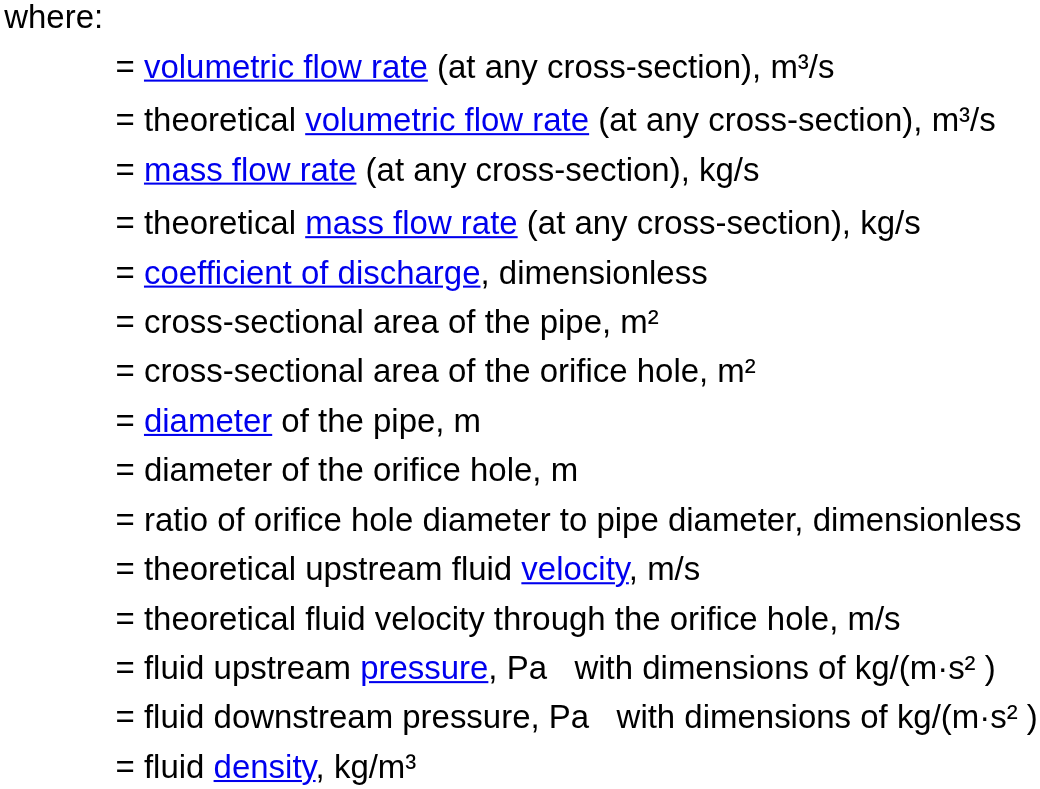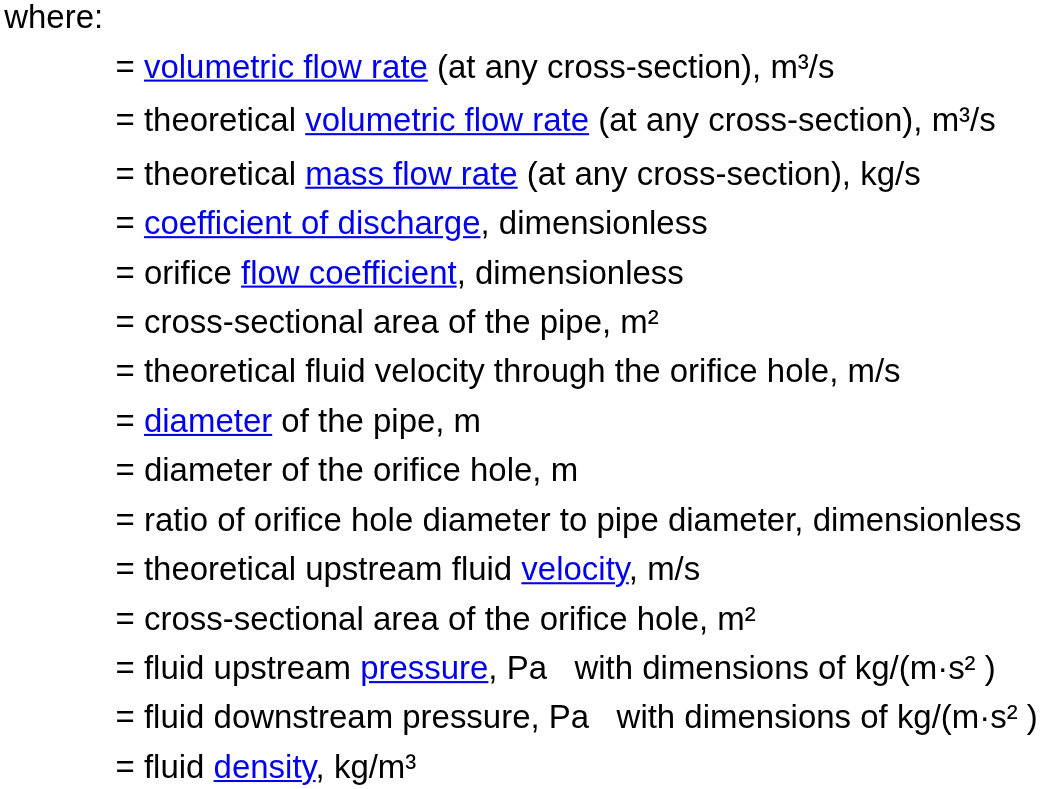- row: (437, 169)
+ row: (400, 272)
rows swapped: (436, 371) <-> (508, 618)
